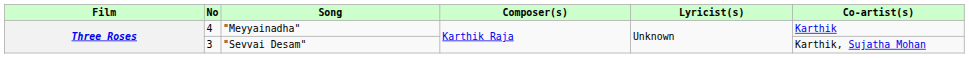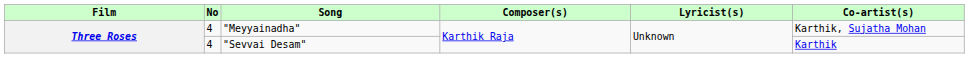(816, 29) Karthik -> (861, 29) Karthik, Sujatha Mohan
(209, 45) 3 -> (209, 45) 4
(861, 45) Karthik, Sujatha Mohan -> (816, 45) Karthik
